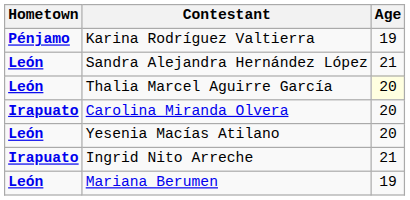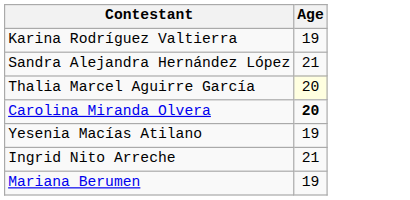- column: (43, 17)
(388, 112) normal -> (311, 112) bold
(388, 135) 20 -> (311, 135) 19
